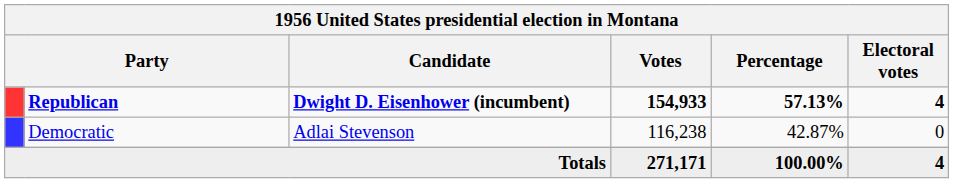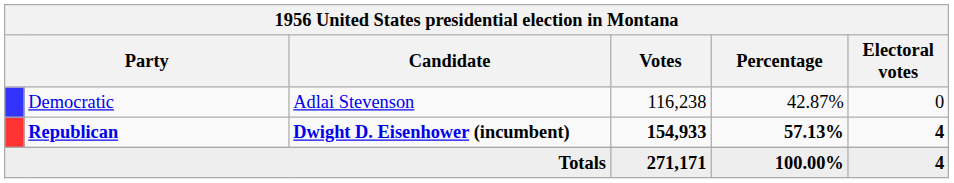rows swapped: (73, 102) <-> (71, 132)
